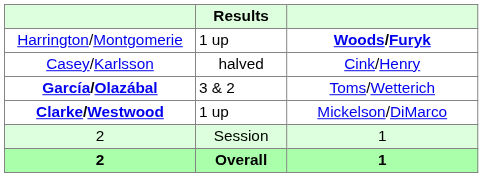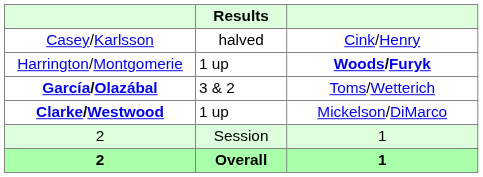rows swapped: (100, 40) <-> (100, 64)
